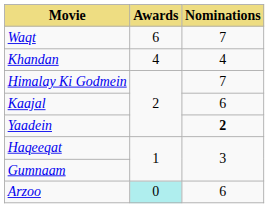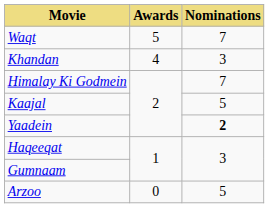(156, 37) 6 -> (156, 37) 5
(223, 59) 4 -> (223, 59) 3
(223, 103) 6 -> (223, 103) 5
(156, 192) paleturquoise background -> (156, 192) no background
(223, 192) 6 -> (223, 192) 5
